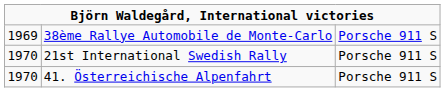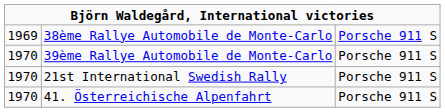+ row: (188, 56)
